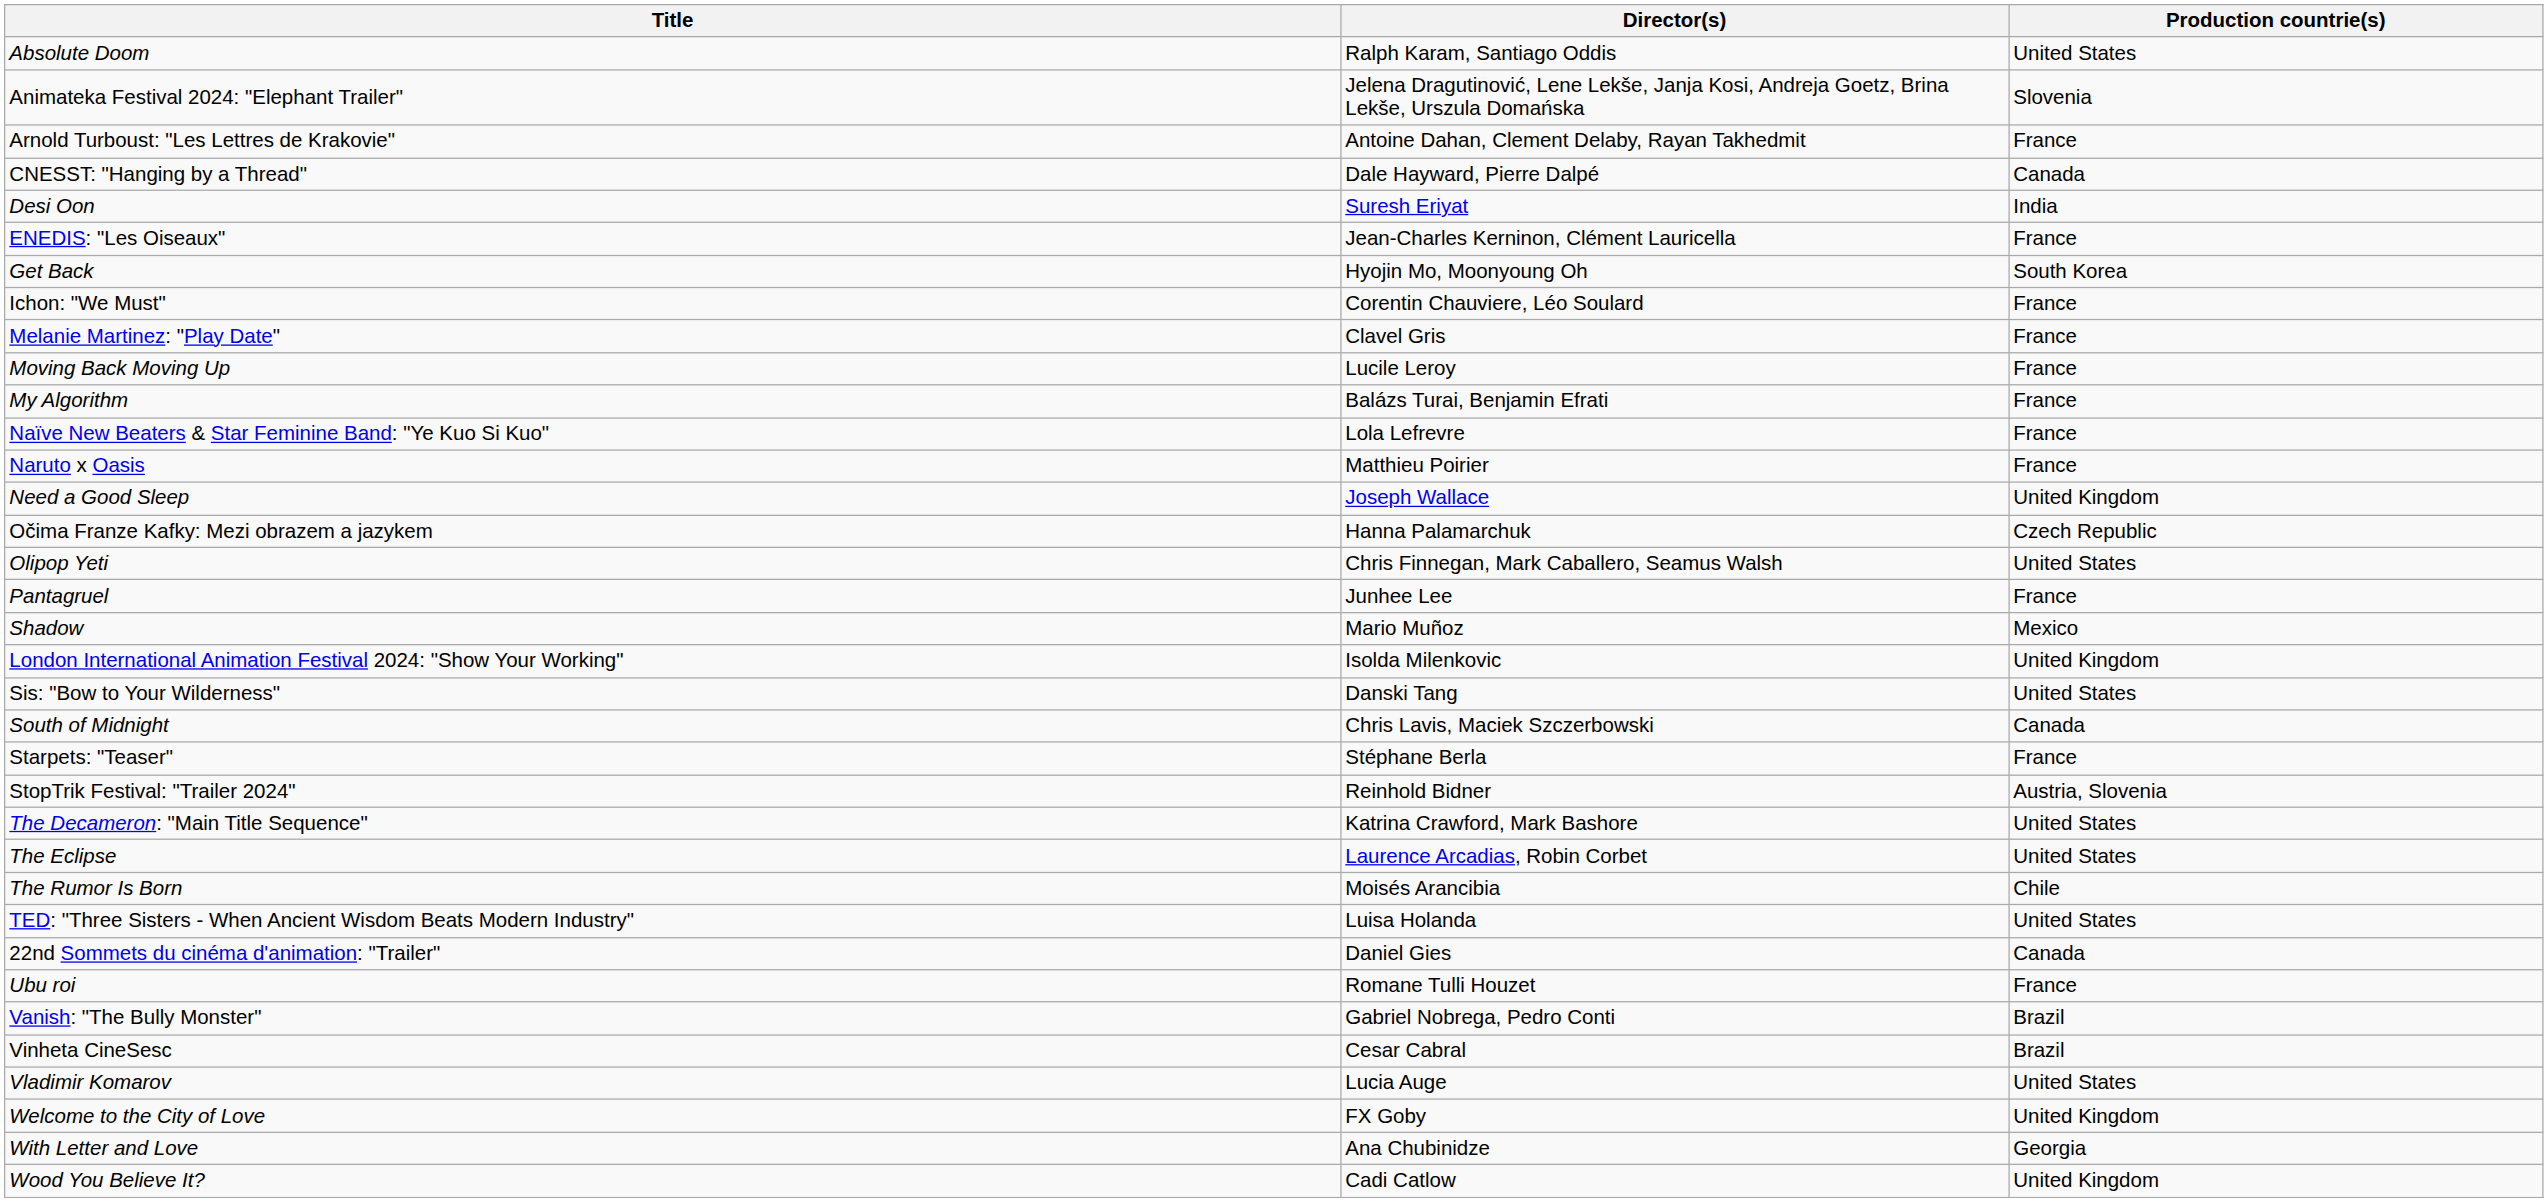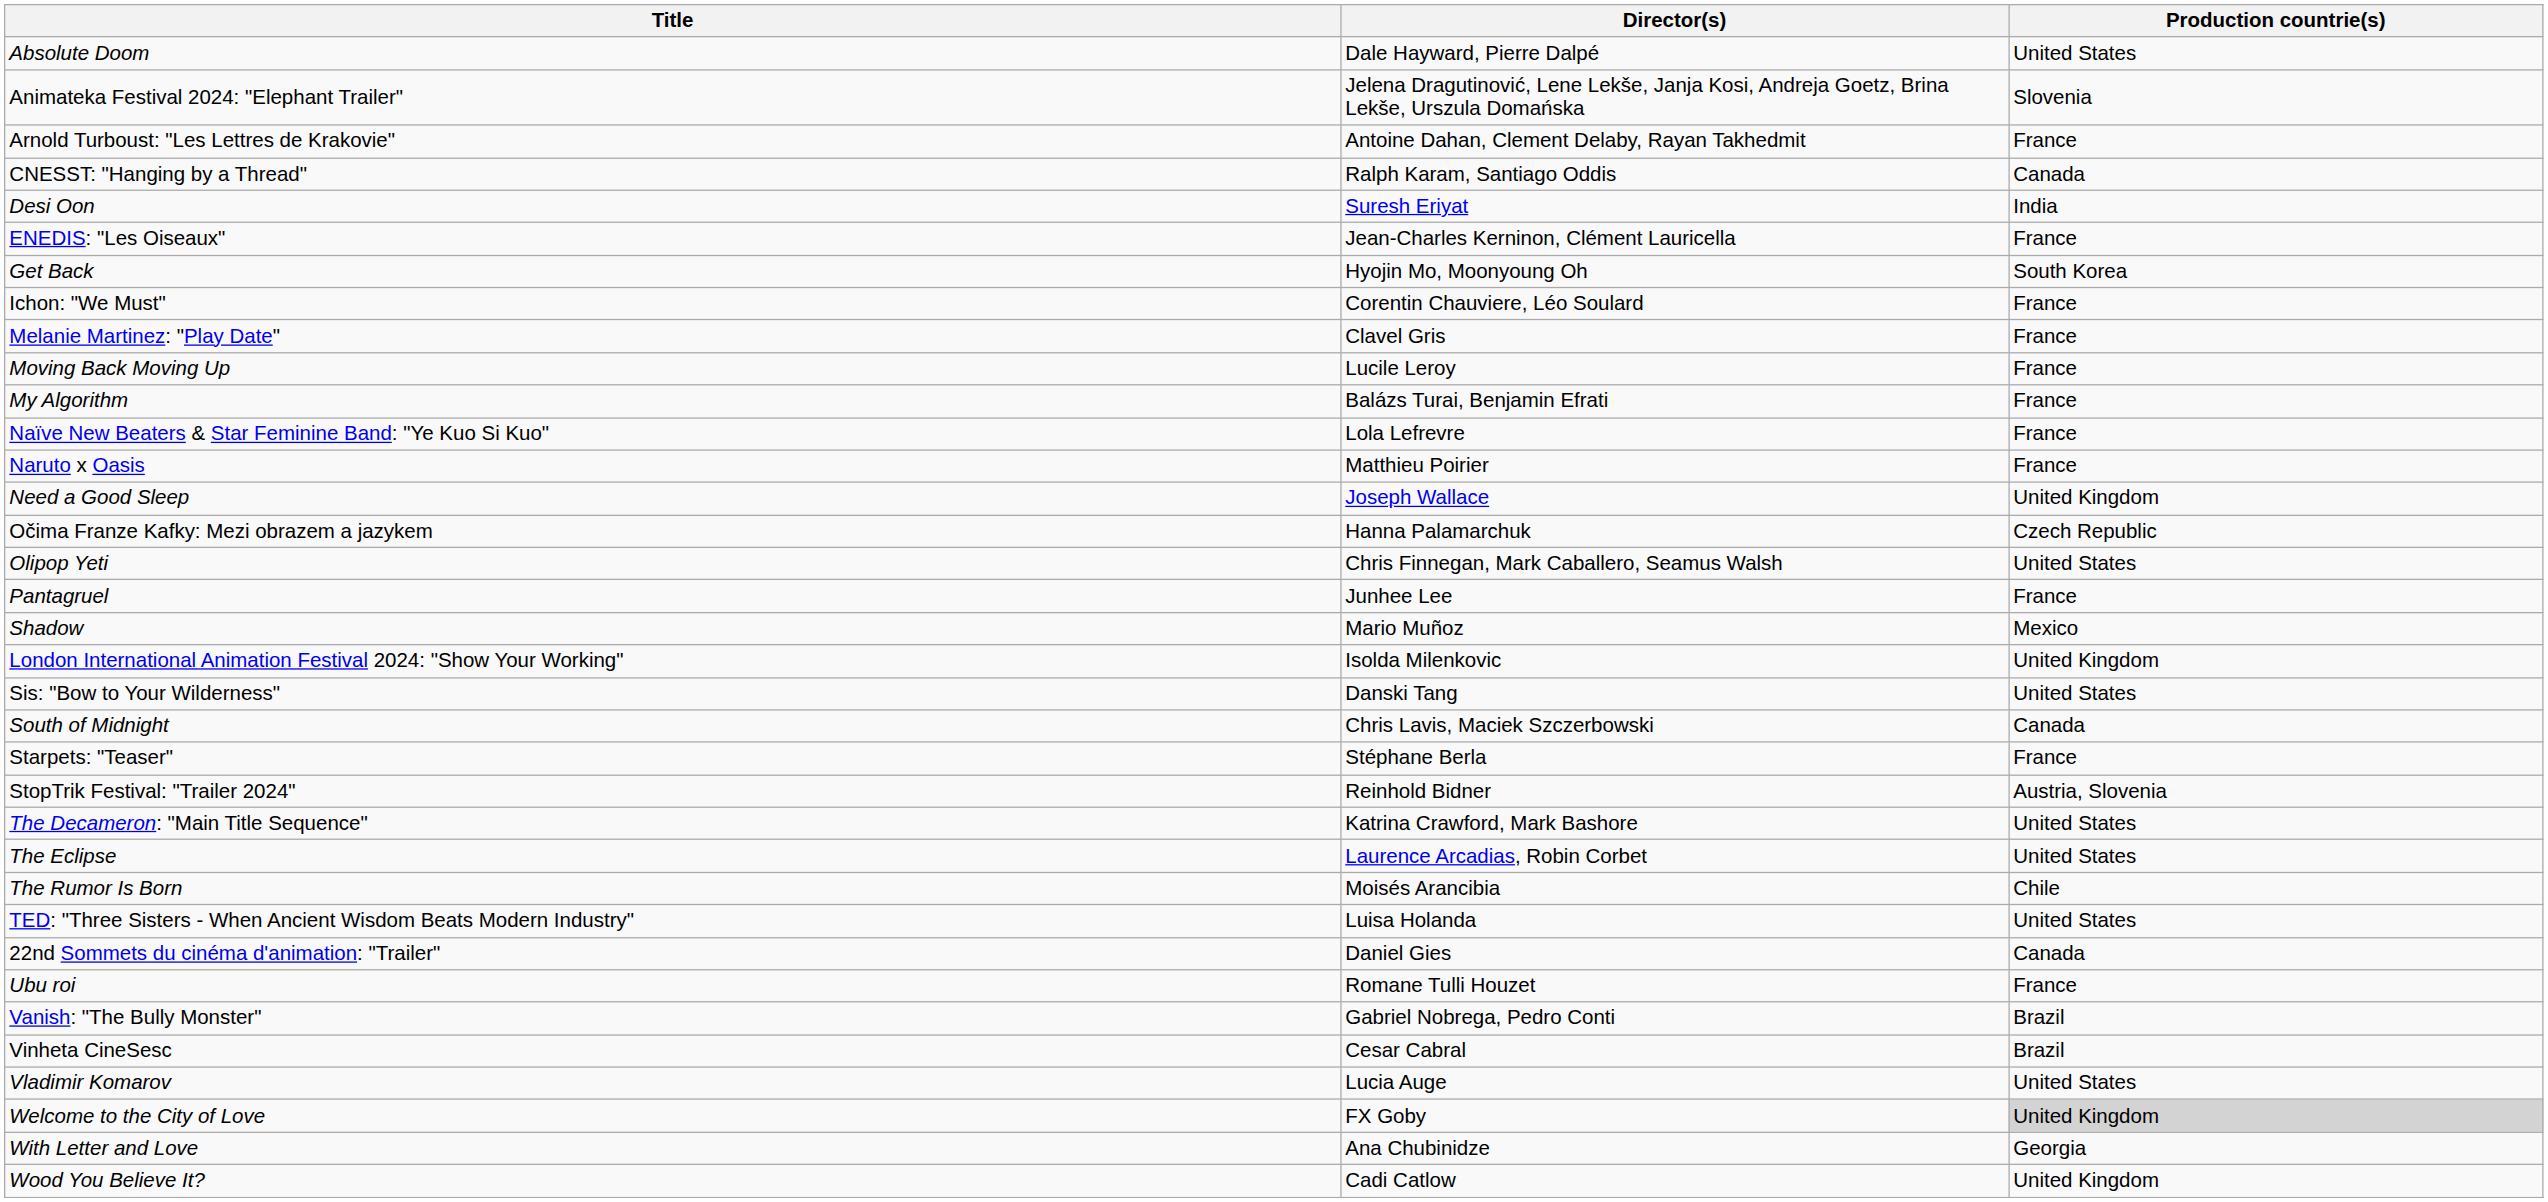(1481, 53) Ralph Karam, Santiago Oddis -> (1472, 53) Dale Hayward, Pierre Dalpé
(1472, 173) Dale Hayward, Pierre Dalpé -> (1481, 173) Ralph Karam, Santiago Oddis
(2086, 1115) no background -> (2086, 1115) lightgrey background
